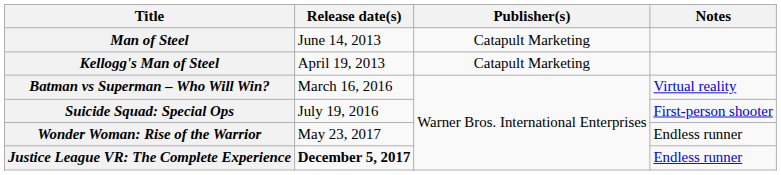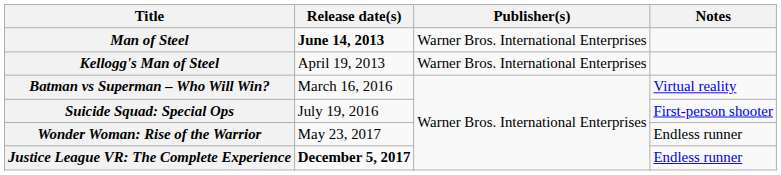(339, 39) normal -> (341, 39) bold
(532, 39) Catapult Marketing -> (532, 39) Warner Bros. International Enterprises
(532, 63) Catapult Marketing -> (532, 63) Warner Bros. International Enterprises
